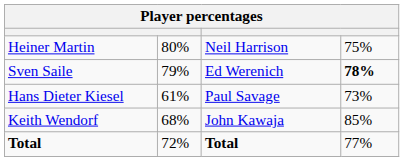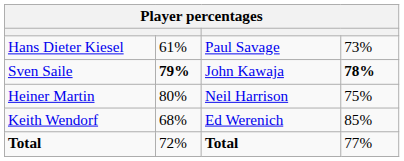rows swapped: (51, 47) <-> (66, 95)
(175, 71) normal -> (174, 71) bold
(244, 71) Ed Werenich -> (244, 71) John Kawaja
(244, 119) John Kawaja -> (244, 119) Ed Werenich
